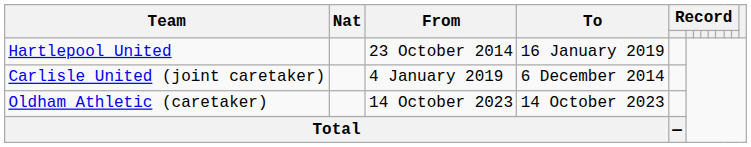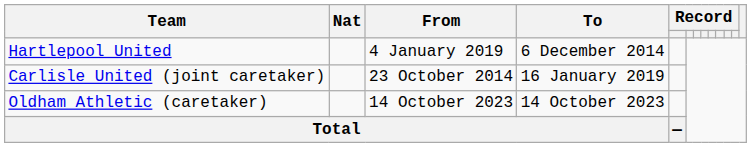(441, 51) 23 October 2014 -> (436, 51) 4 January 2019
(593, 51) 16 January 2019 -> (593, 51) 6 December 2014
(436, 77) 4 January 2019 -> (441, 77) 23 October 2014
(593, 77) 6 December 2014 -> (593, 77) 16 January 2019
